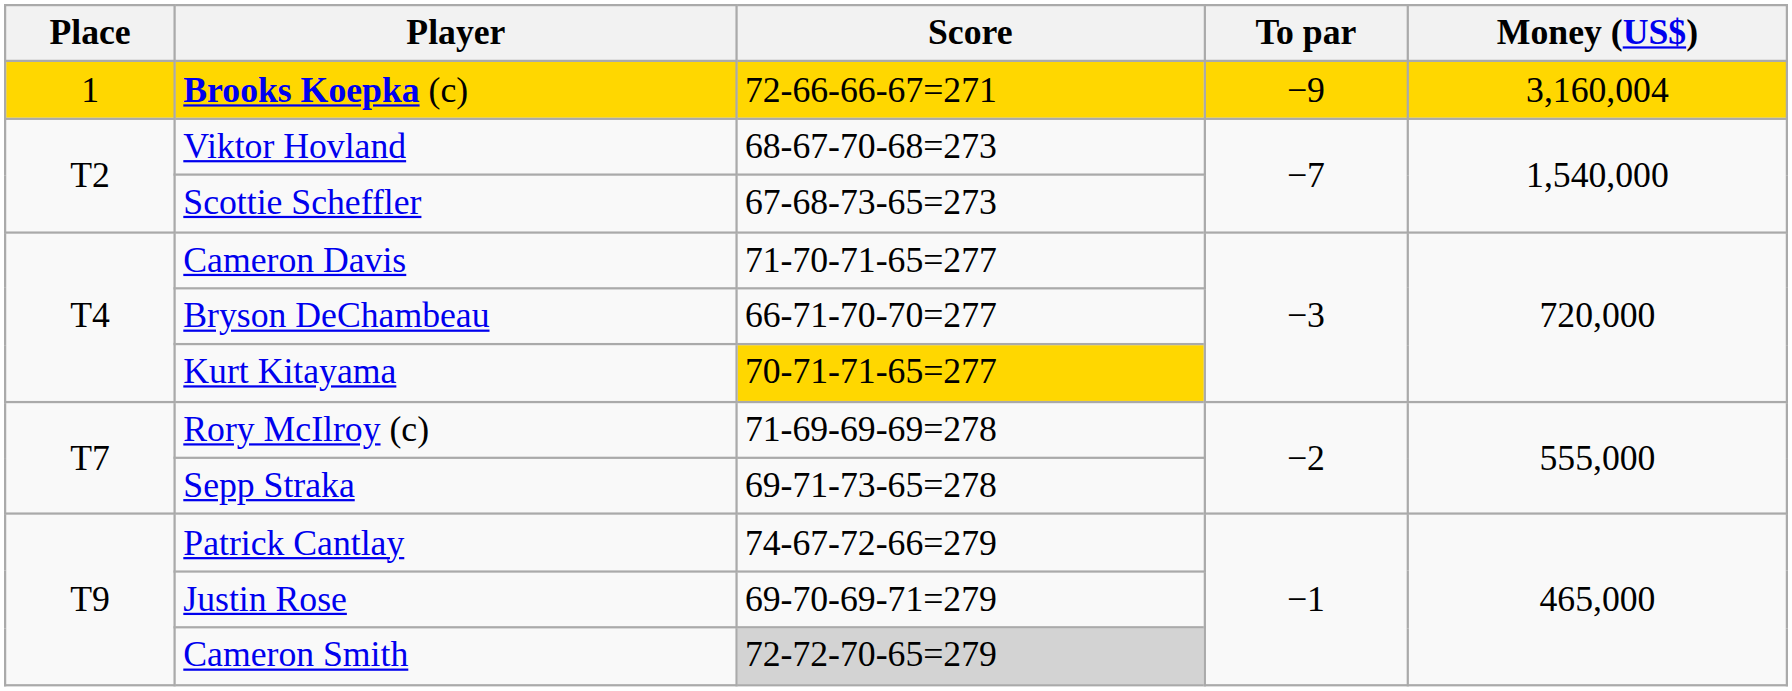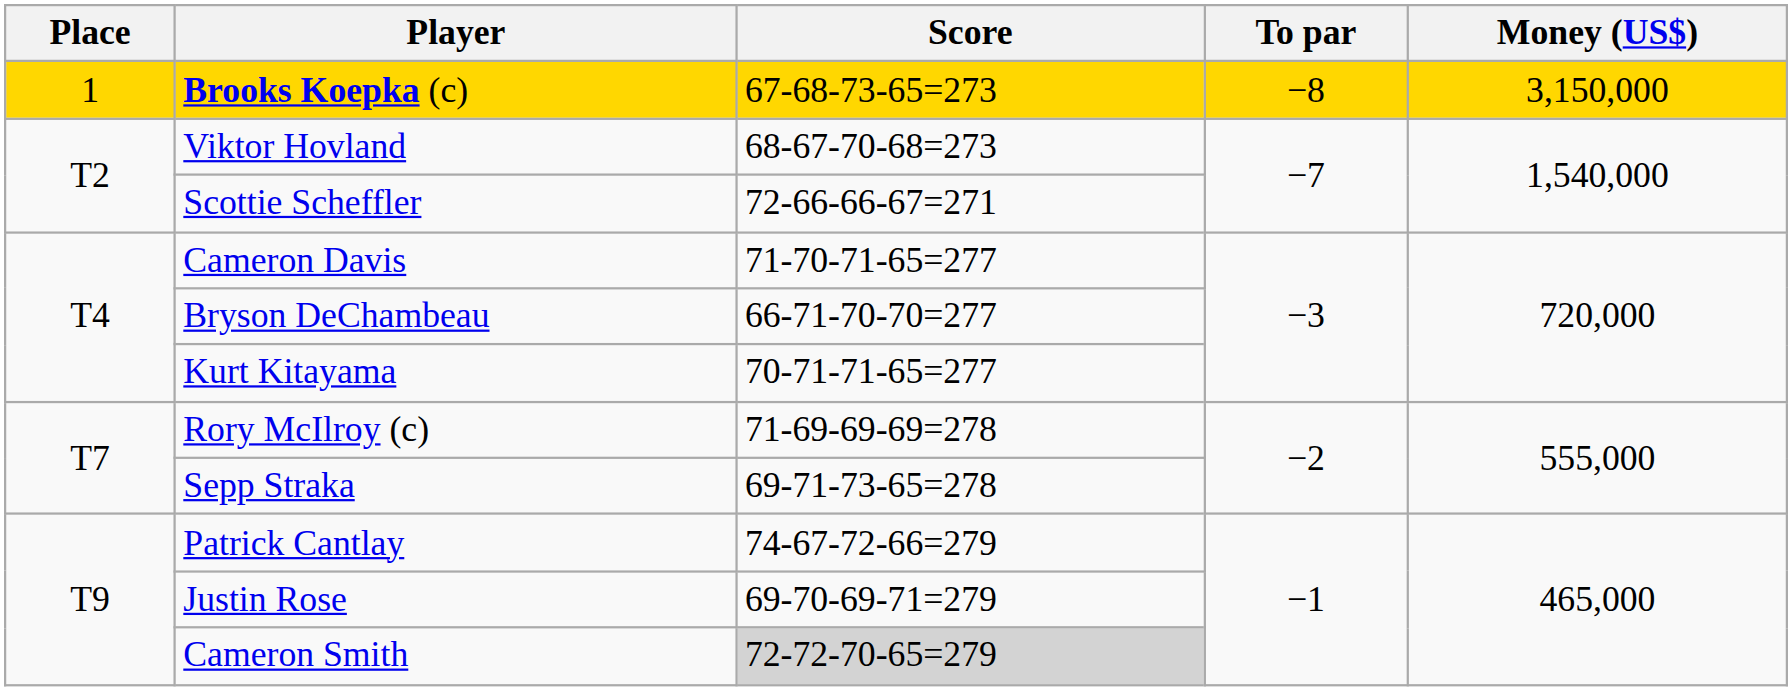(871, 89) 72-66-66-67=271 -> (871, 89) 67-68-73-65=273
(1306, 89) −9 -> (1306, 89) −8
(1597, 89) 3,160,004 -> (1597, 89) 3,150,000
(871, 202) 67-68-73-65=273 -> (871, 202) 72-66-66-67=271
(871, 372) gold background -> (871, 372) no background
